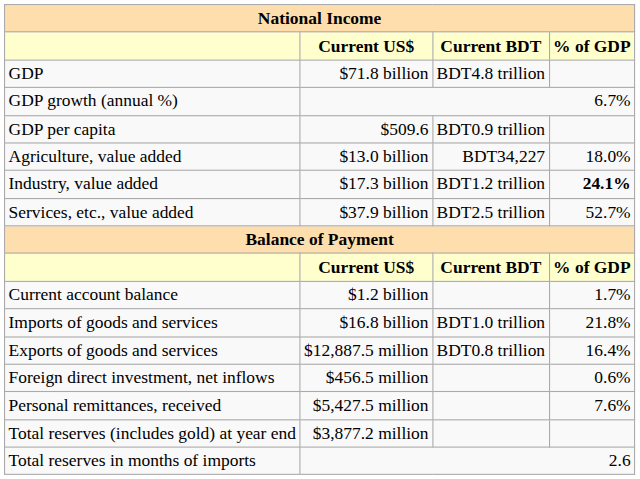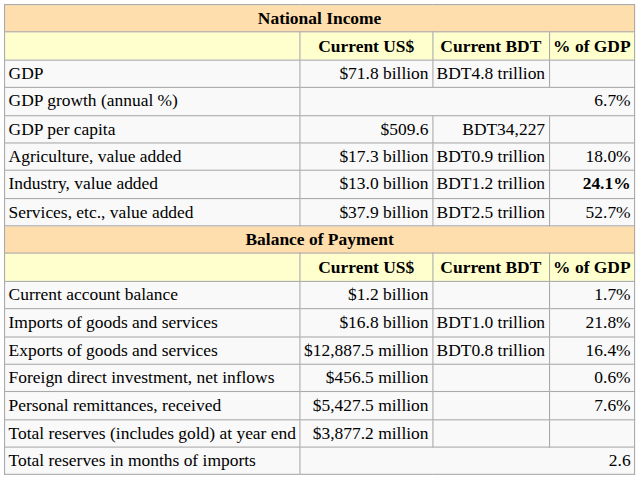(491, 128) BDT0.9 trillion -> (504, 128) BDT34,227
(384, 156) $13.0 billion -> (384, 156) $17.3 billion
(504, 156) BDT34,227 -> (491, 156) BDT0.9 trillion
(384, 184) $17.3 billion -> (384, 184) $13.0 billion
